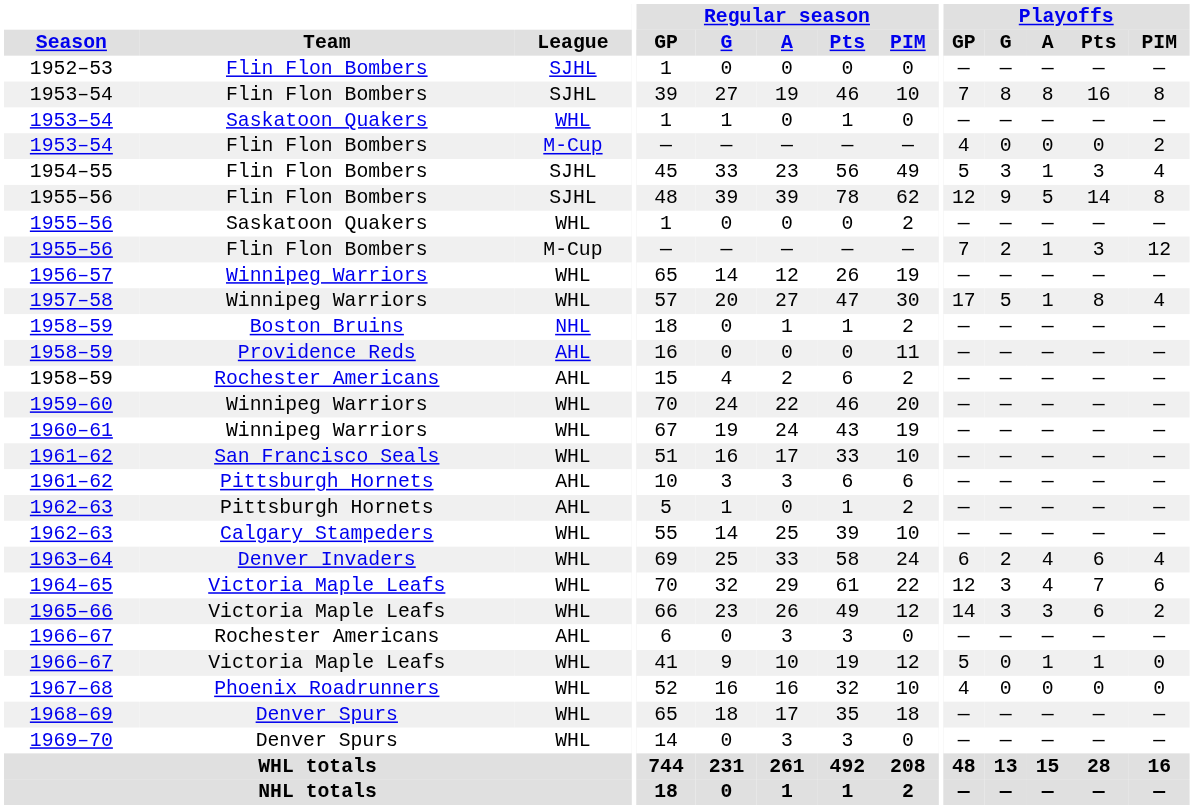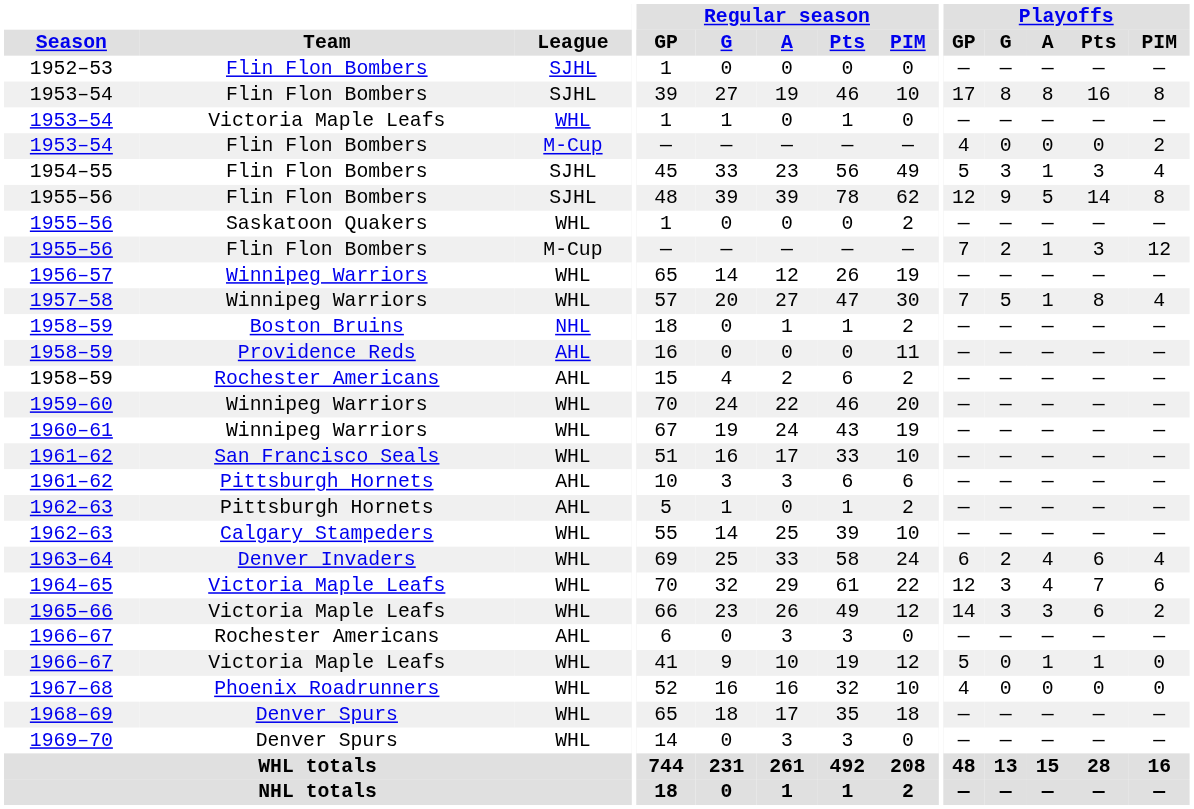(964, 94) 7 -> (964, 94) 17
(327, 120) Saskatoon Quakers -> (327, 120) Victoria Maple Leafs
(964, 301) 17 -> (964, 301) 7
